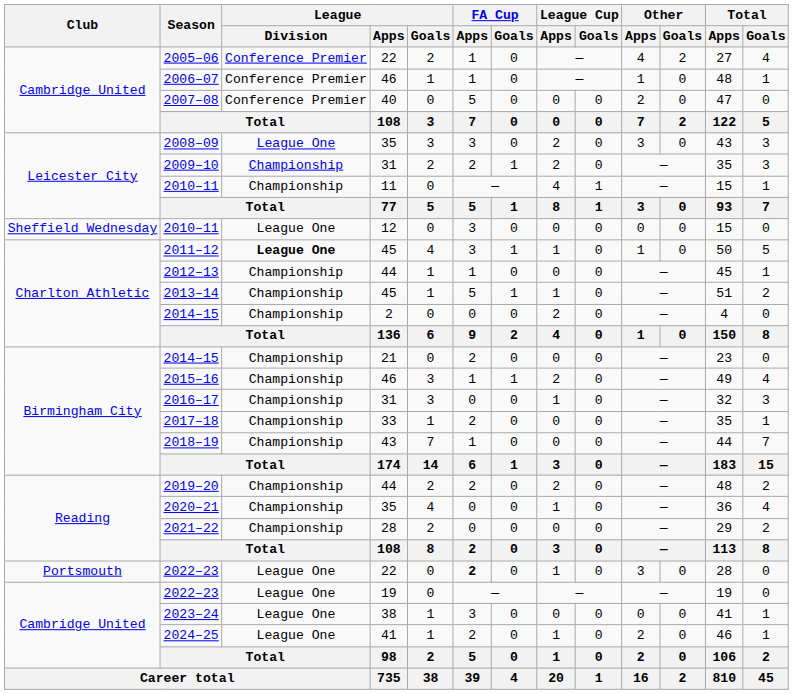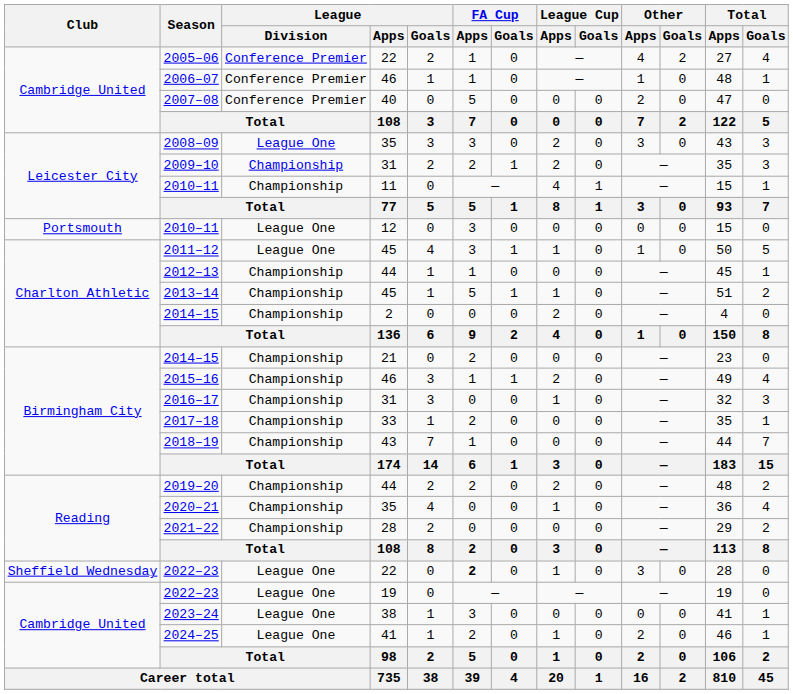(82, 229) Sheffield Wednesday -> (82, 229) Portsmouth
(296, 251) bold -> (296, 251) normal
(82, 572) Portsmouth -> (82, 572) Sheffield Wednesday
